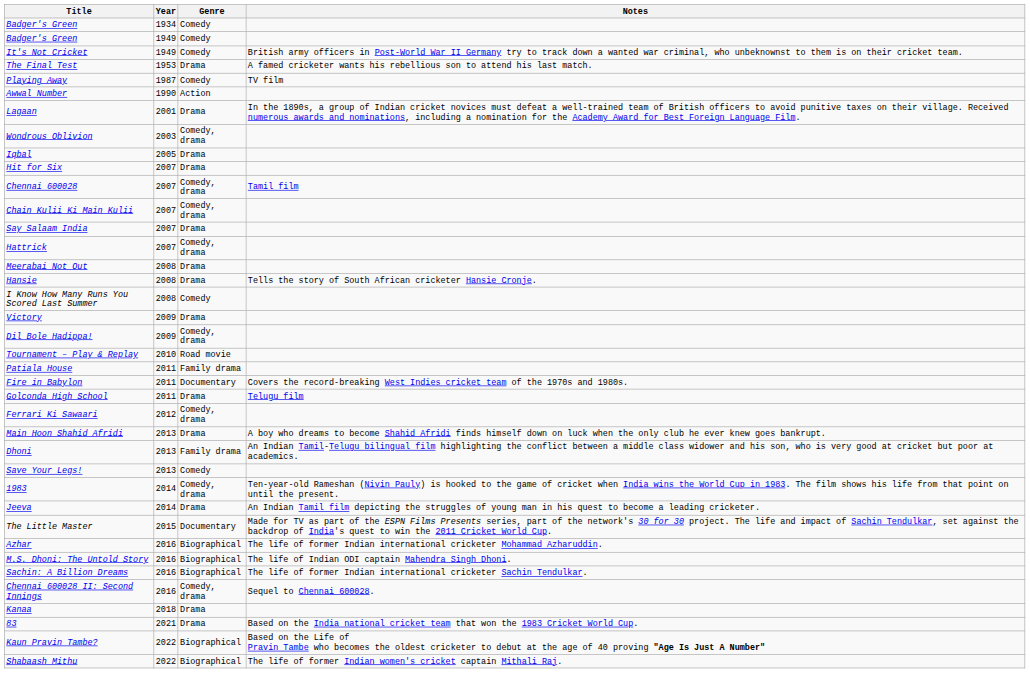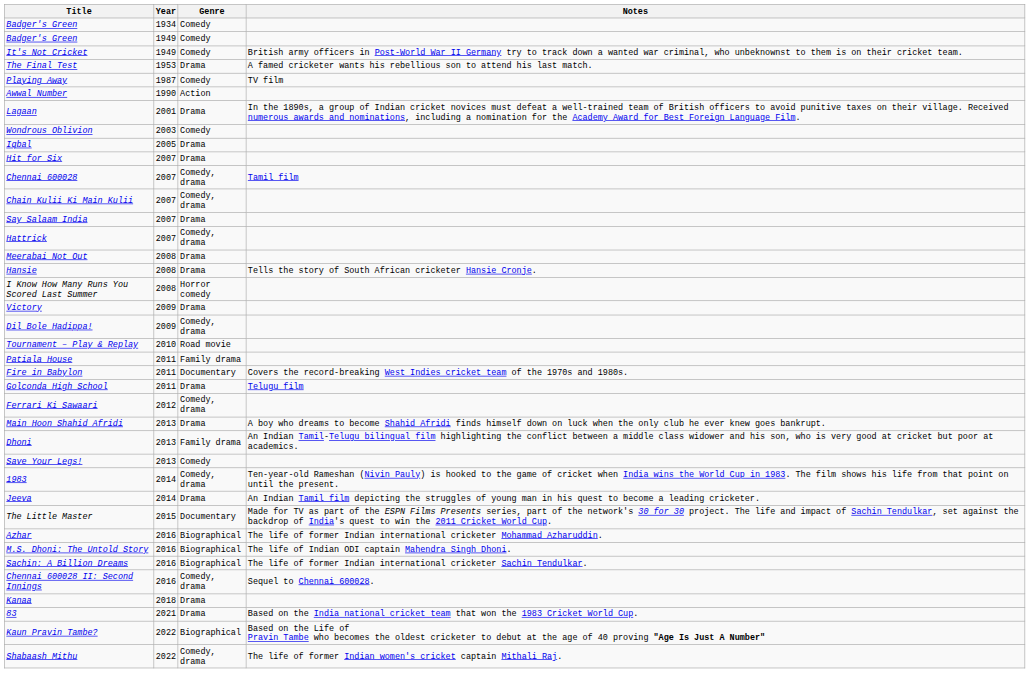(198, 136) Comedy, drama -> (195, 131) Comedy
(195, 299) Comedy -> (195, 289) Horror comedy
(211, 661) Biographical -> (198, 656) Comedy, drama
